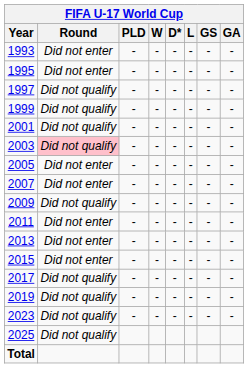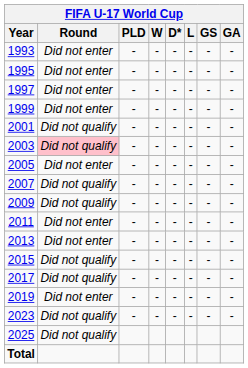(78, 90) Did not qualify -> (78, 90) Did not enter
(78, 109) Did not qualify -> (78, 109) Did not enter
(78, 184) Did not enter -> (78, 184) Did not qualify
(78, 260) Did not enter -> (78, 260) Did not qualify
(78, 297) Did not qualify -> (78, 297) Did not enter
